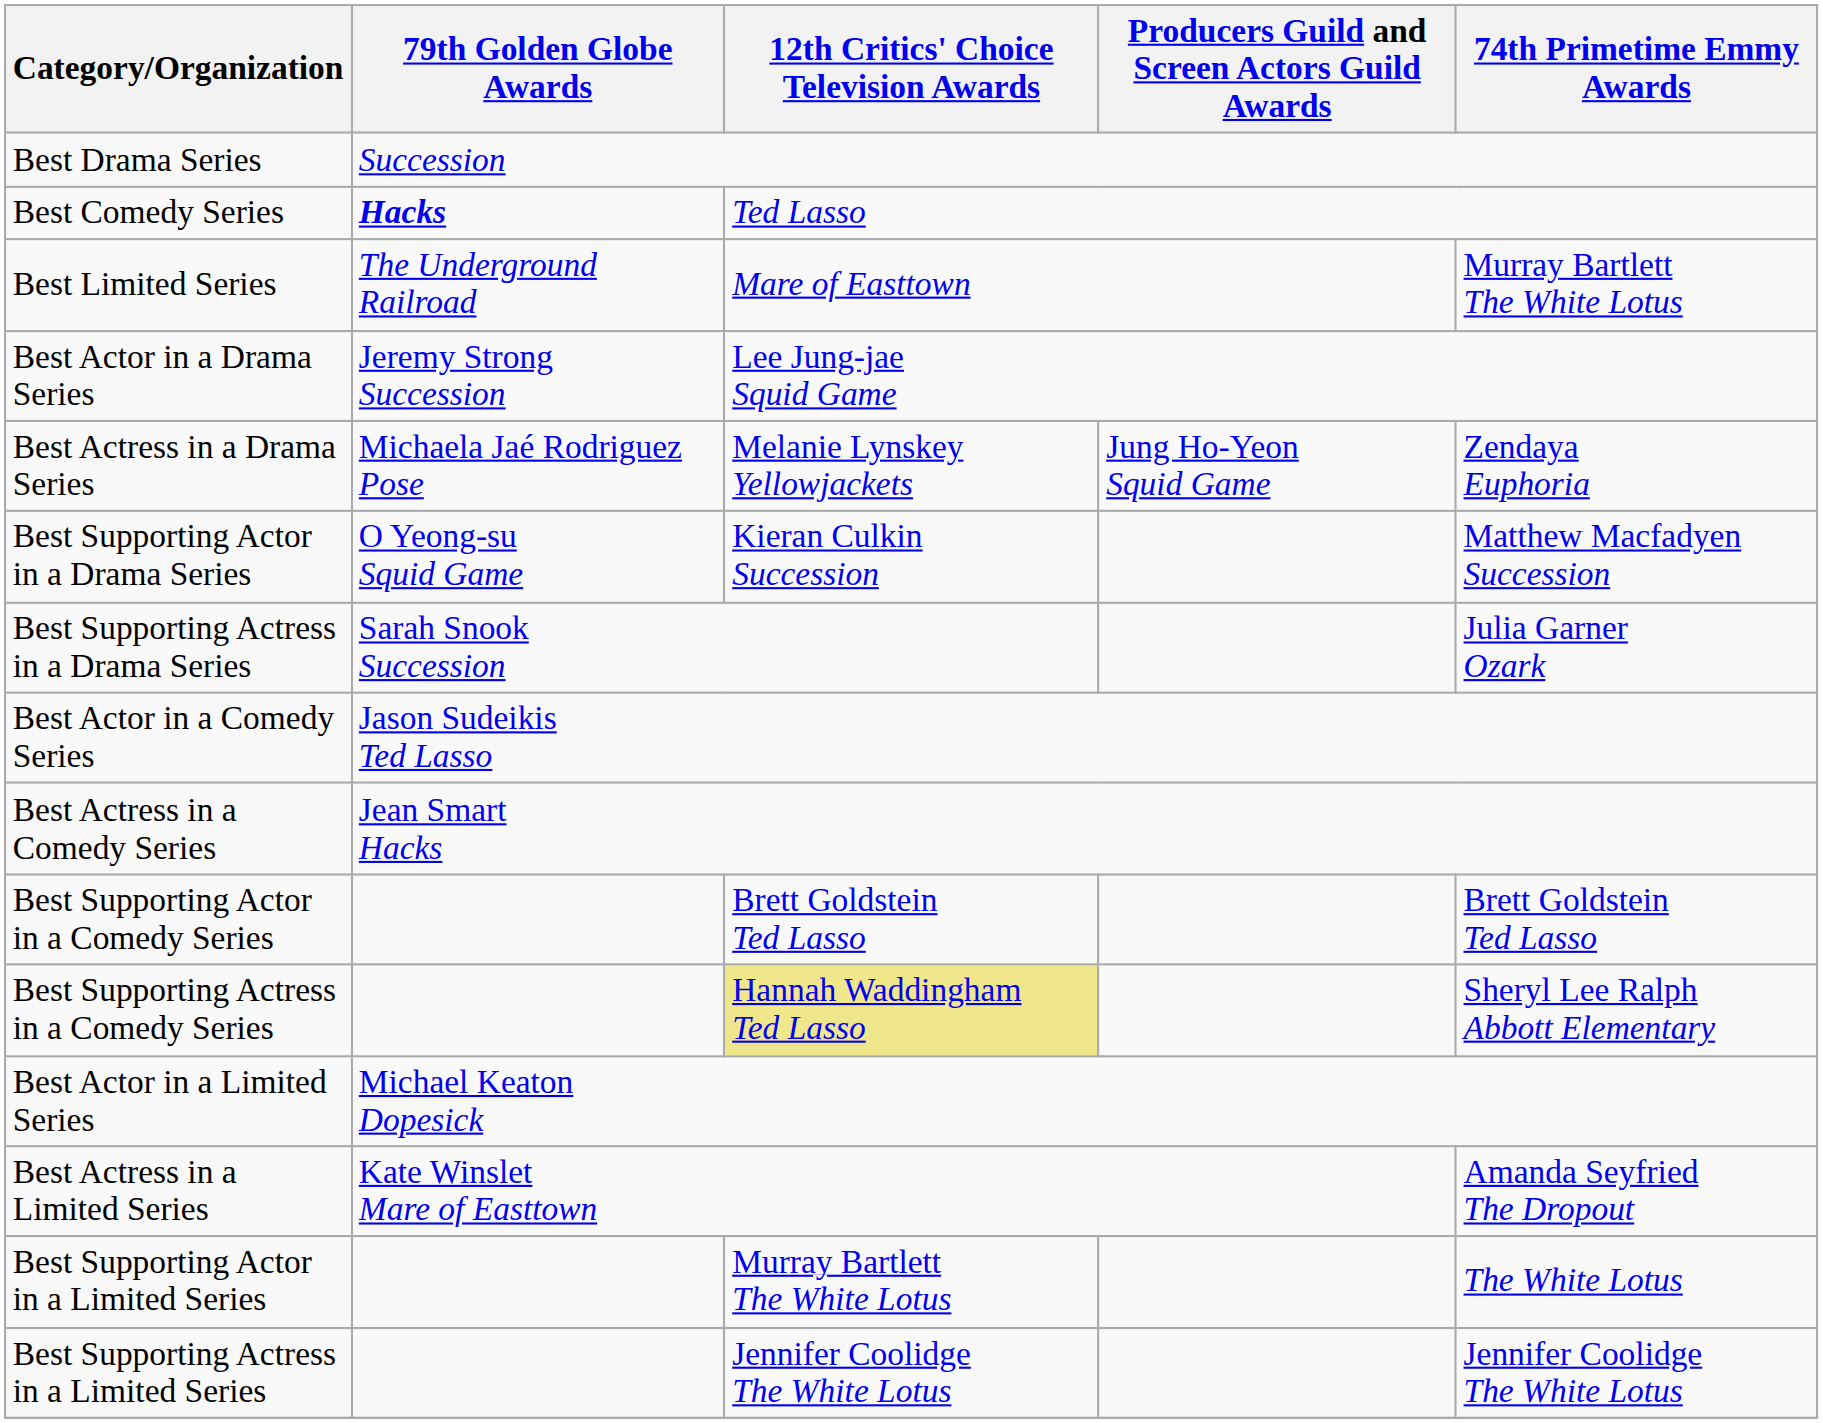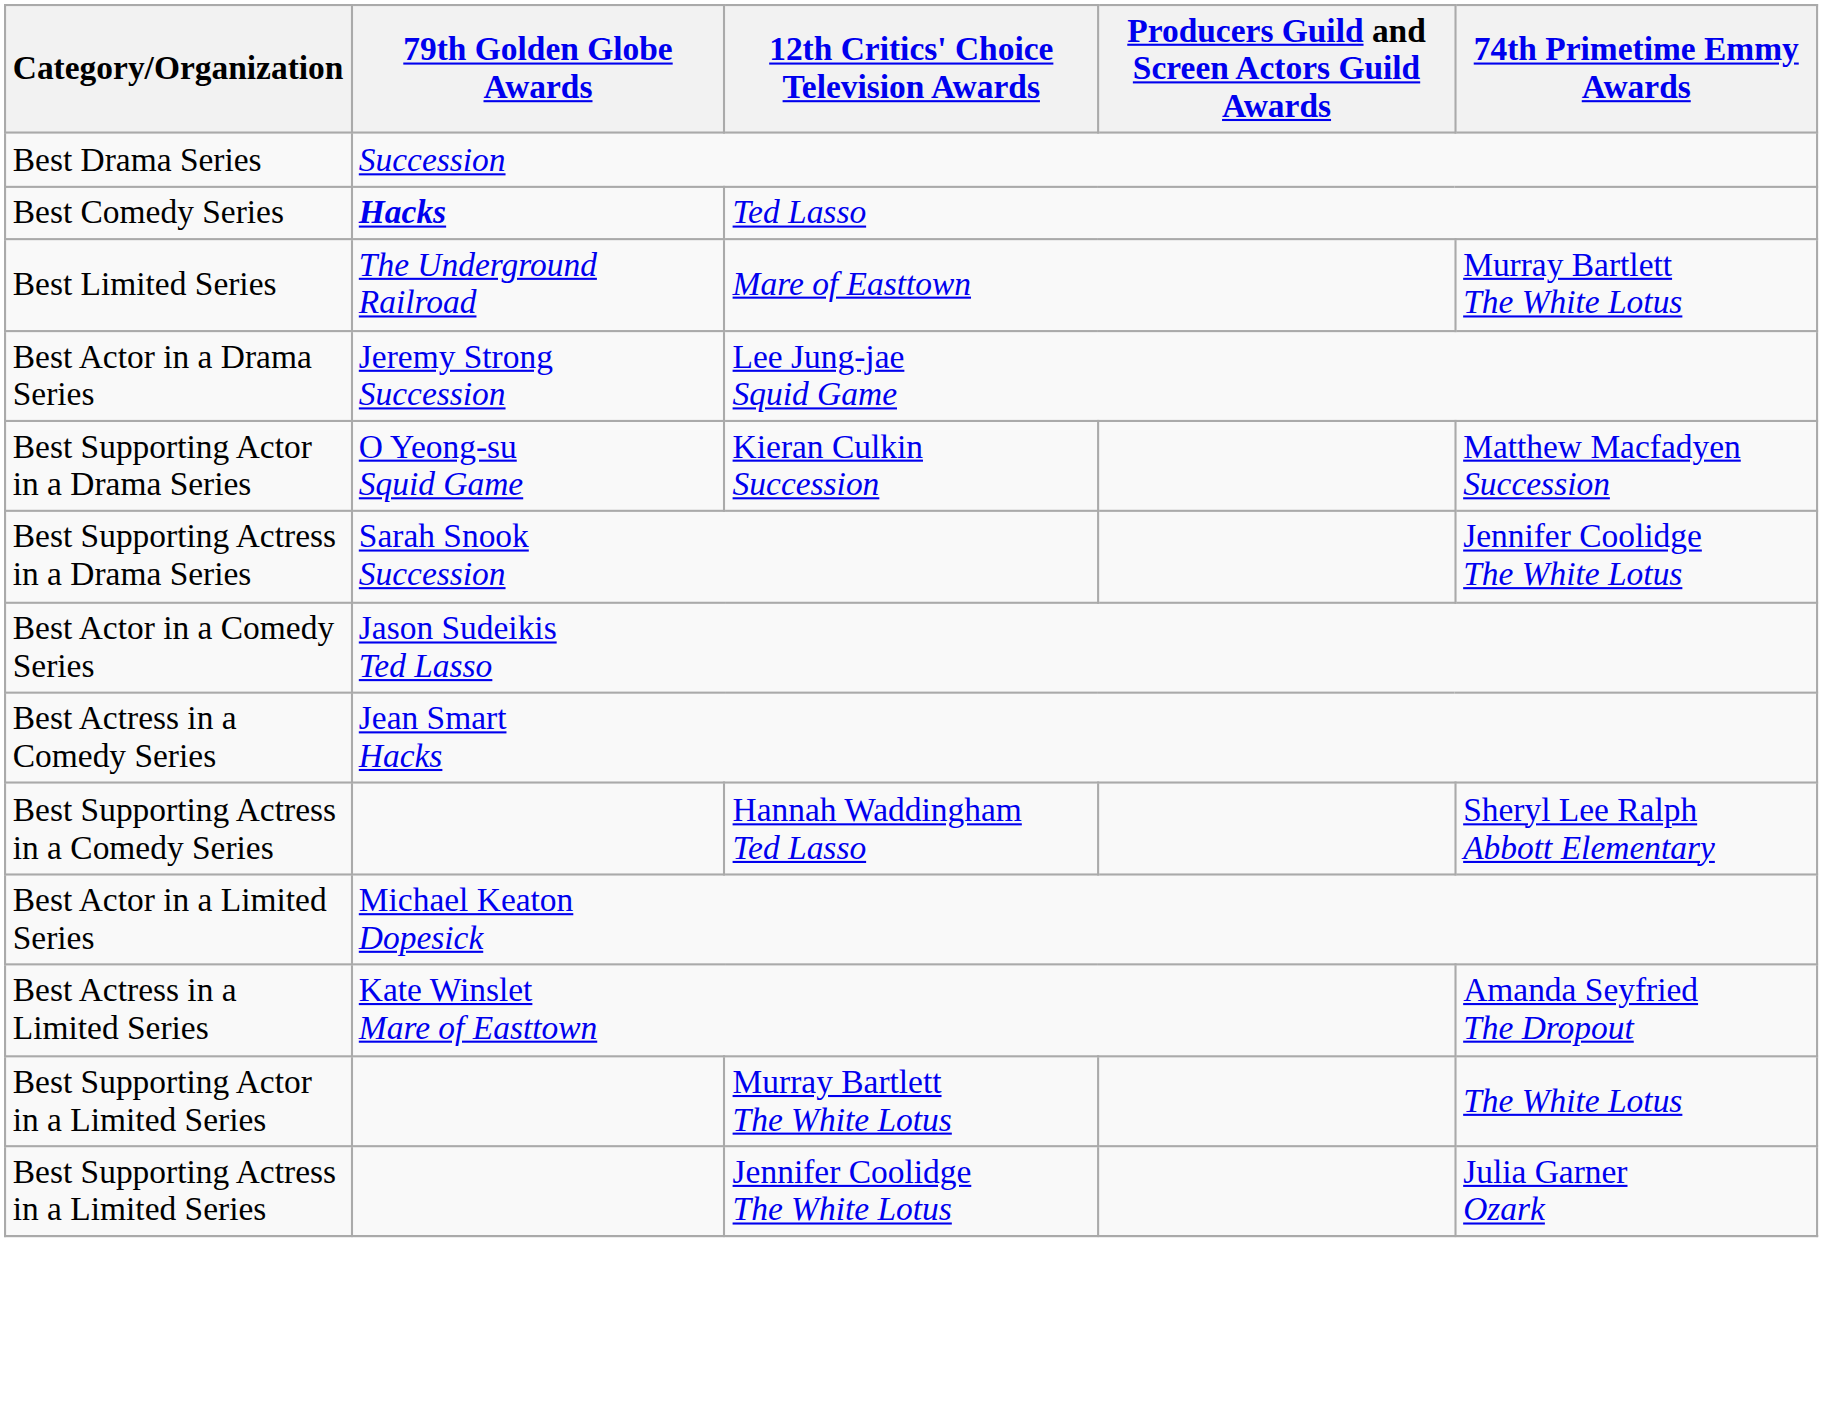- row: (174, 465)
(1546, 646) Julia Garner Ozark -> (1582, 556) Jennifer Coolidge The White Lotus
- row: (162, 918)
(877, 1009) khaki background -> (877, 828) no background
(1583, 1372) Jennifer Coolidge The White Lotus -> (1545, 1190) Julia Garner Ozark
